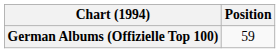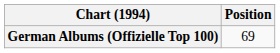(248, 36) 59 -> (248, 36) 69
